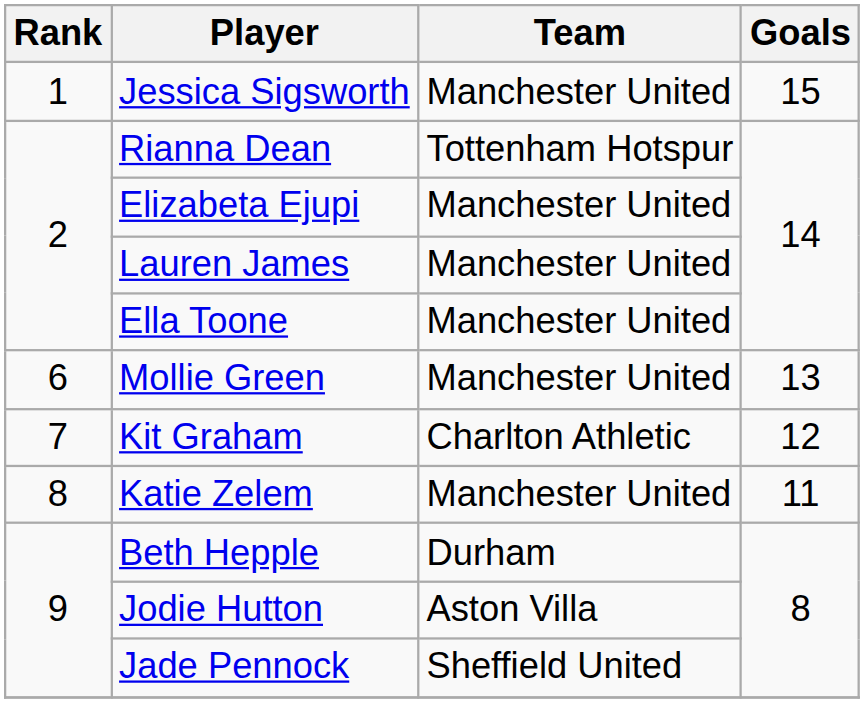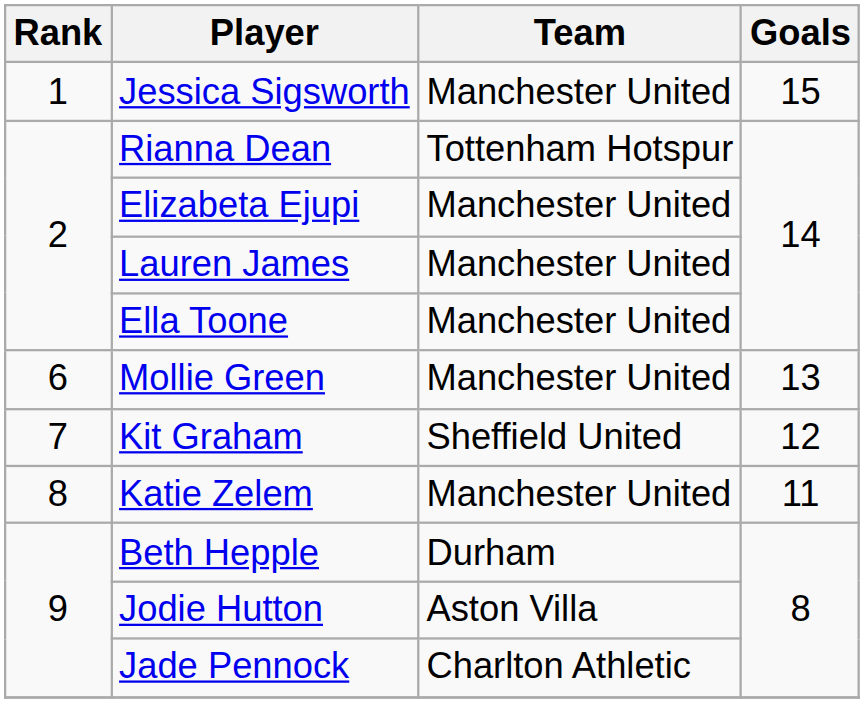(559, 436) Charlton Athletic -> (554, 436) Sheffield United
(554, 666) Sheffield United -> (559, 666) Charlton Athletic
